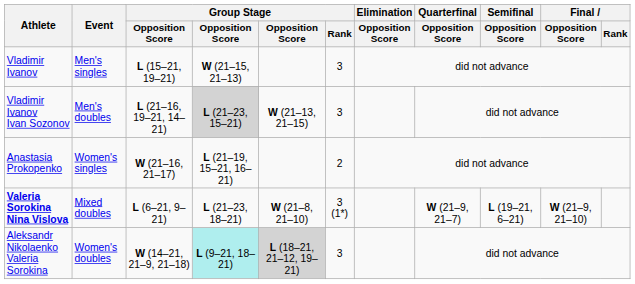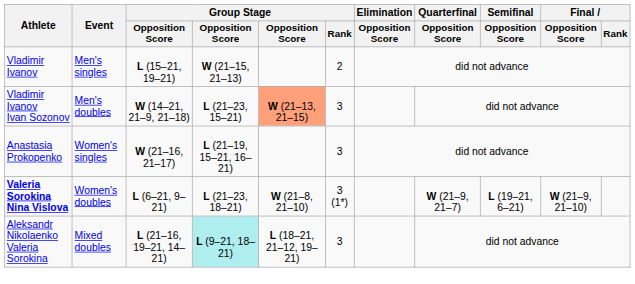(340, 67) 3 -> (340, 67) 2
(159, 118) L (21–16, 19–21, 14–21) -> (159, 112) W (14–21, 21–9, 21–18)
(226, 118) lightgrey background -> (226, 112) no background
(292, 118) no background -> (292, 112) lightsalmon background
(340, 163) 2 -> (340, 152) 3
(93, 208) Mixed doubles -> (96, 197) Women's doubles
(96, 254) Women's doubles -> (93, 242) Mixed doubles
(159, 259) W (14–21, 21–9, 21–18) -> (159, 248) L (21–16, 19–21, 14–21)
(292, 259) lightgrey background -> (292, 248) no background
